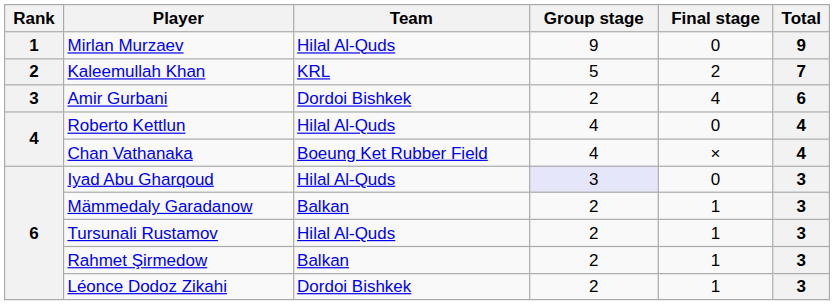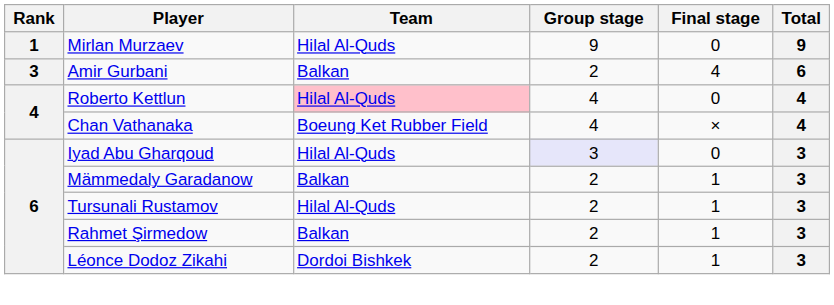- row: (136, 72)
(354, 99) Dordoi Bishkek -> (323, 72) Balkan
(346, 126) no background -> (346, 99) pink background
